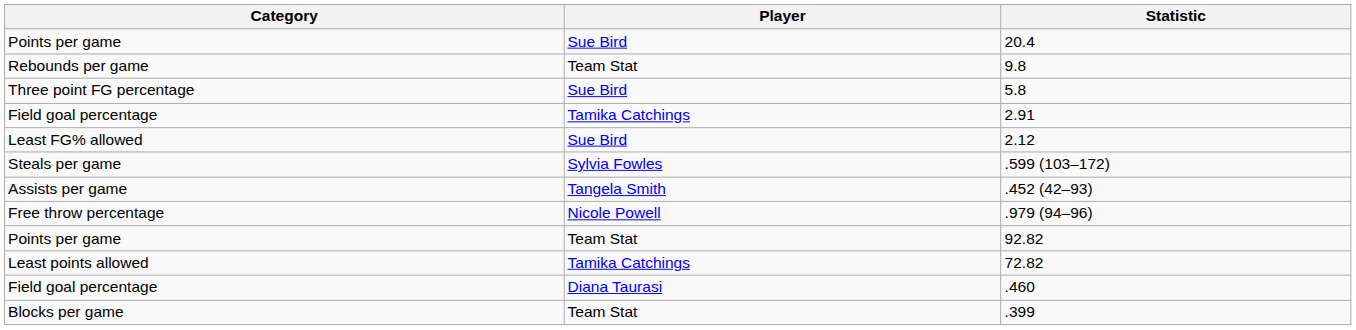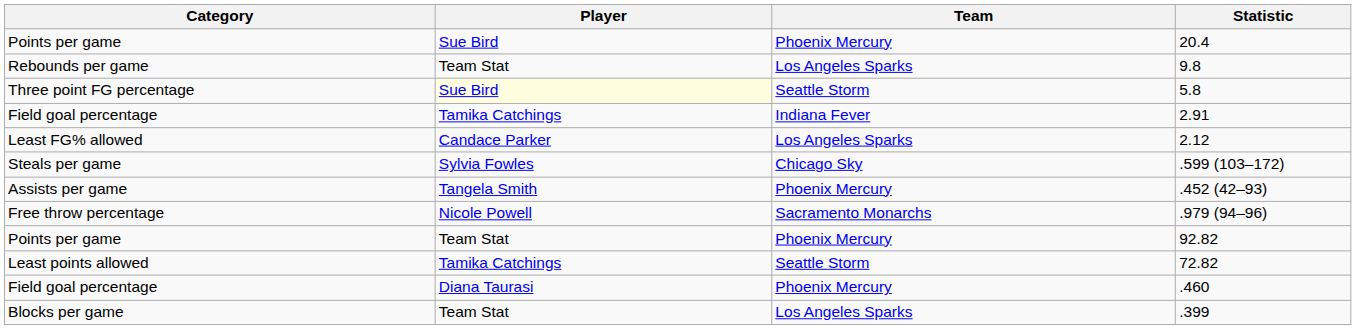+ column: (974, 16)
(597, 90) no background -> (469, 90) lightyellow background
(597, 139) Sue Bird -> (495, 139) Candace Parker
